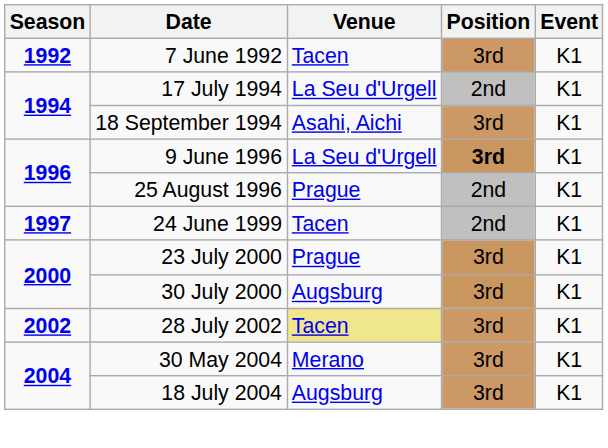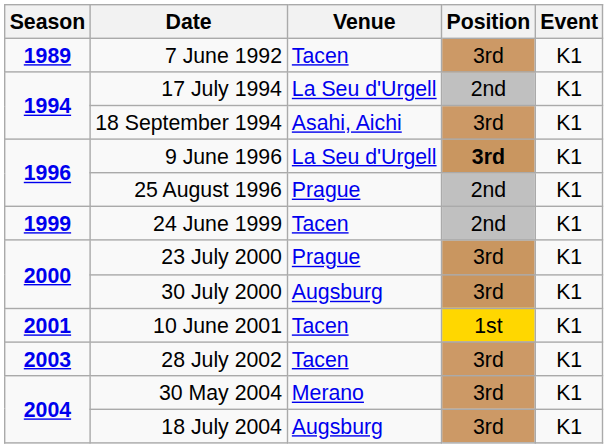(47, 55) 1992 -> (47, 55) 1989
(47, 224) 1997 -> (47, 224) 1999
+ row: (218, 325)
(47, 325) 2002 -> (47, 359) 2003
(320, 325) khaki background -> (320, 359) no background
